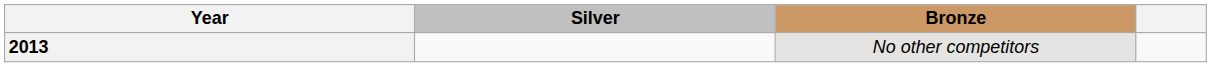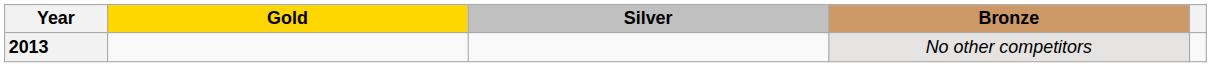+ column: (287, 18)
